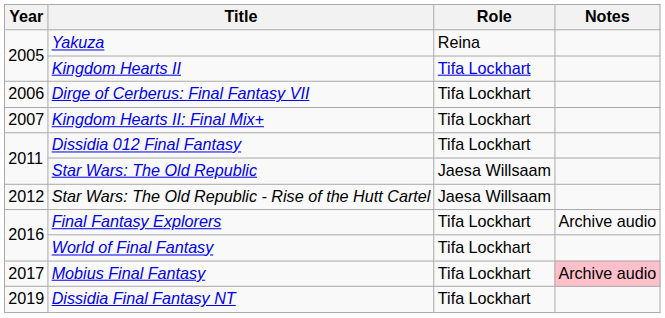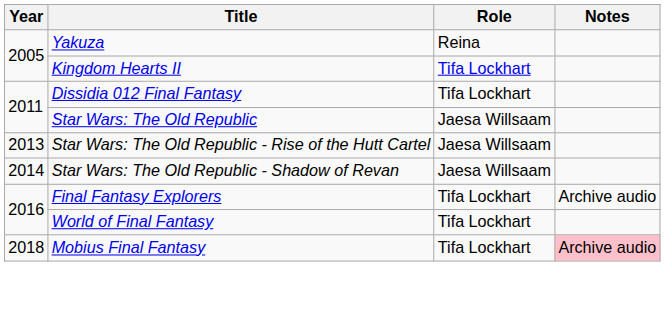- row: (181, 94)
- row: (158, 119)
(26, 196) 2012 -> (26, 145) 2013
+ row: (225, 171)
(26, 273) 2017 -> (26, 247) 2018
- row: (144, 299)
